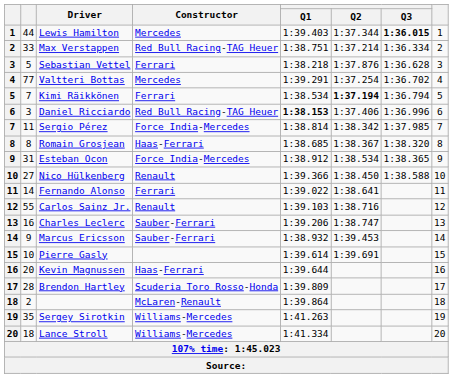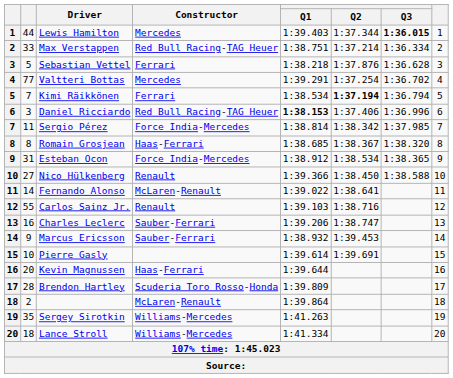(155, 191) Ferrari -> (178, 191) McLaren-Renault
